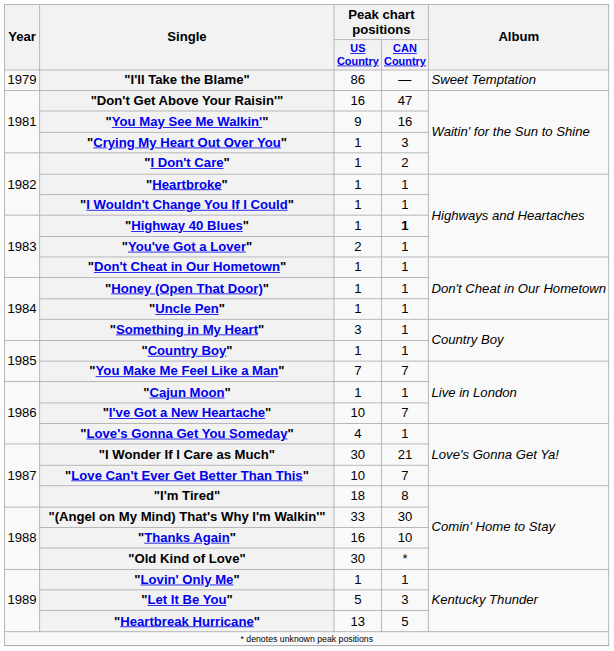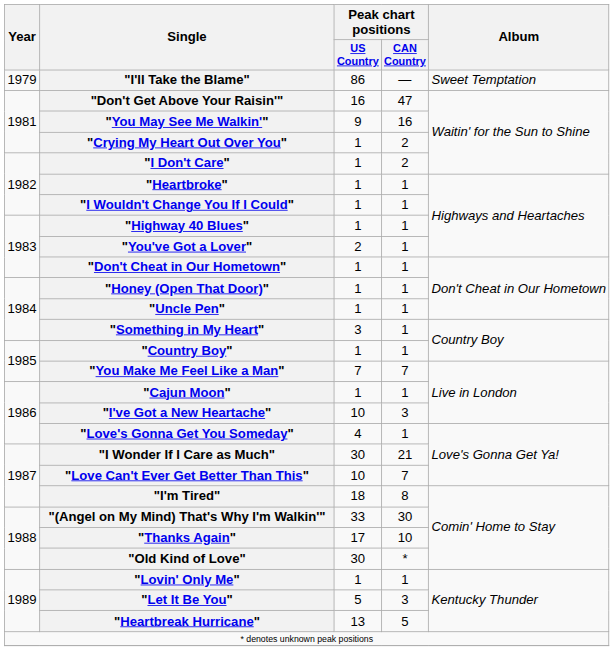(405, 142) 3 -> (405, 142) 2
(405, 225) bold -> (405, 225) normal
(405, 413) 7 -> (405, 413) 3
(358, 538) 16 -> (358, 538) 17
